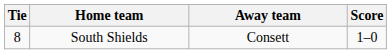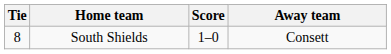columns swapped: (367, 15) <-> (268, 15)
